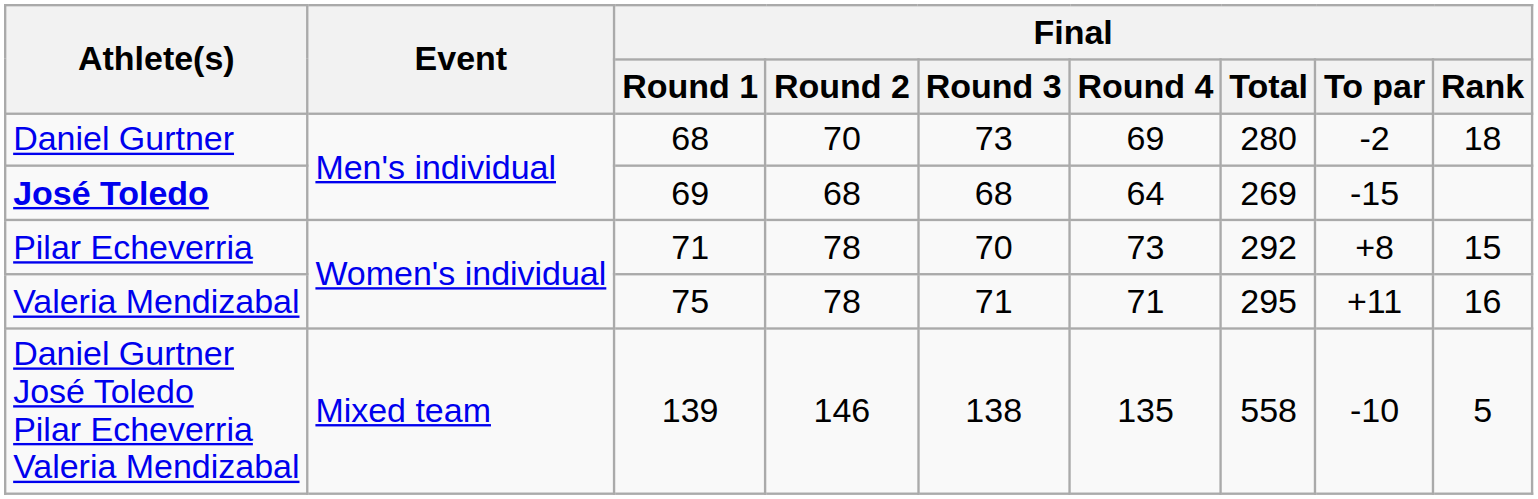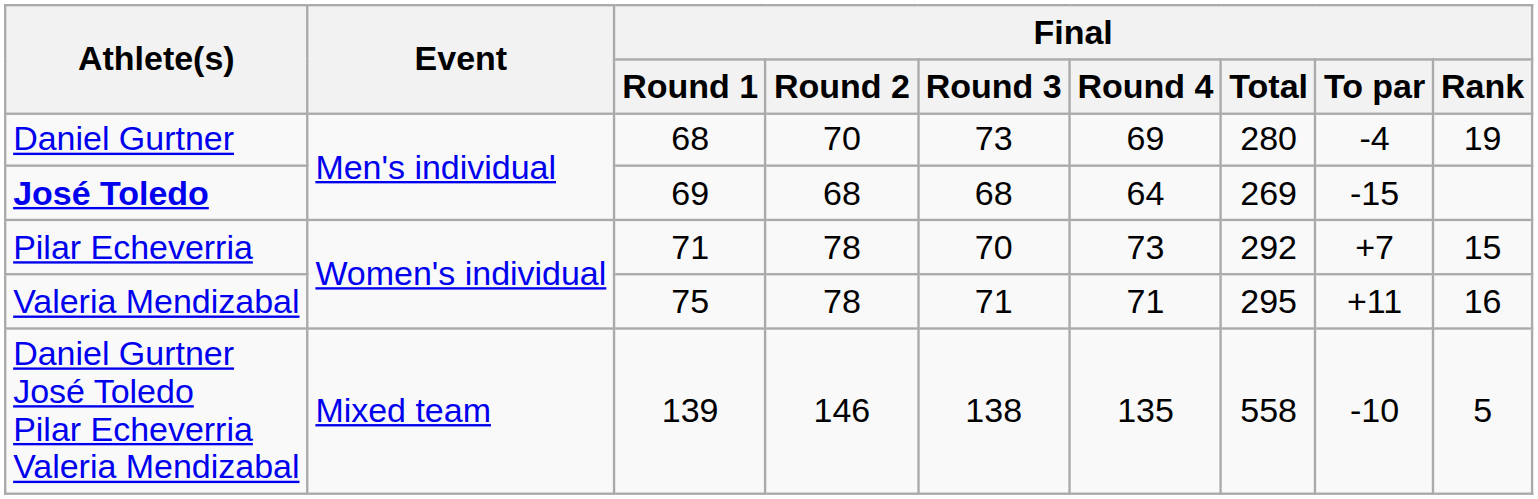(1375, 140) -2 -> (1375, 140) -4
(1483, 140) 18 -> (1483, 140) 19
(1375, 247) +8 -> (1375, 247) +7
